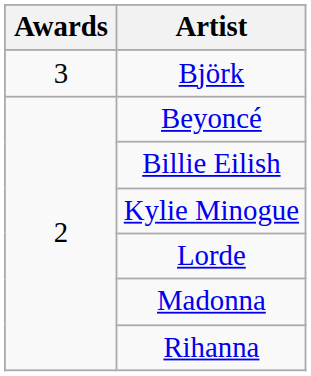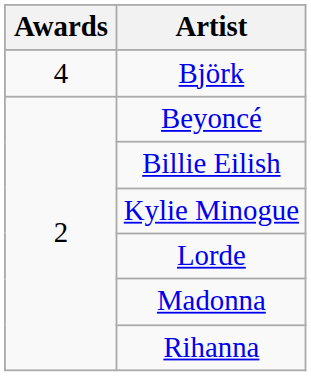(61, 73) 3 -> (61, 73) 4
